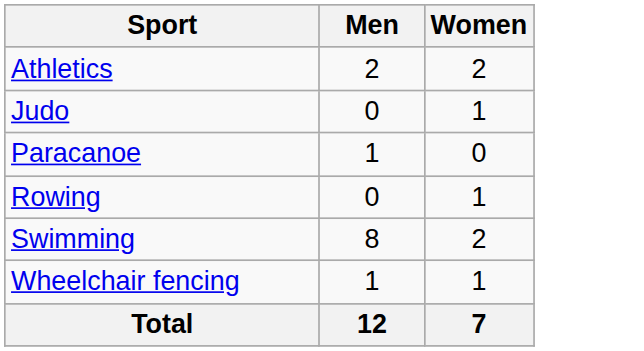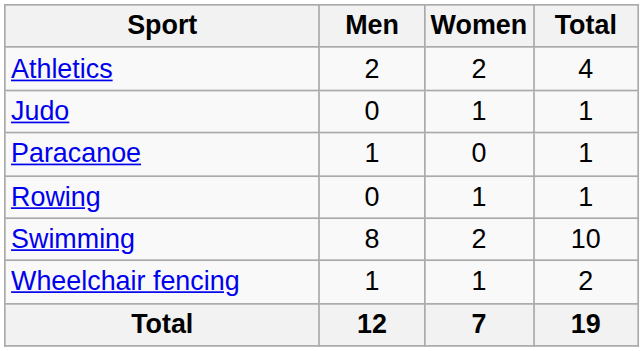+ column: (586, 25)
